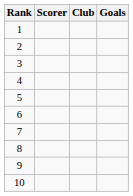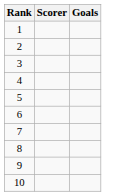- column: (83, 13)
